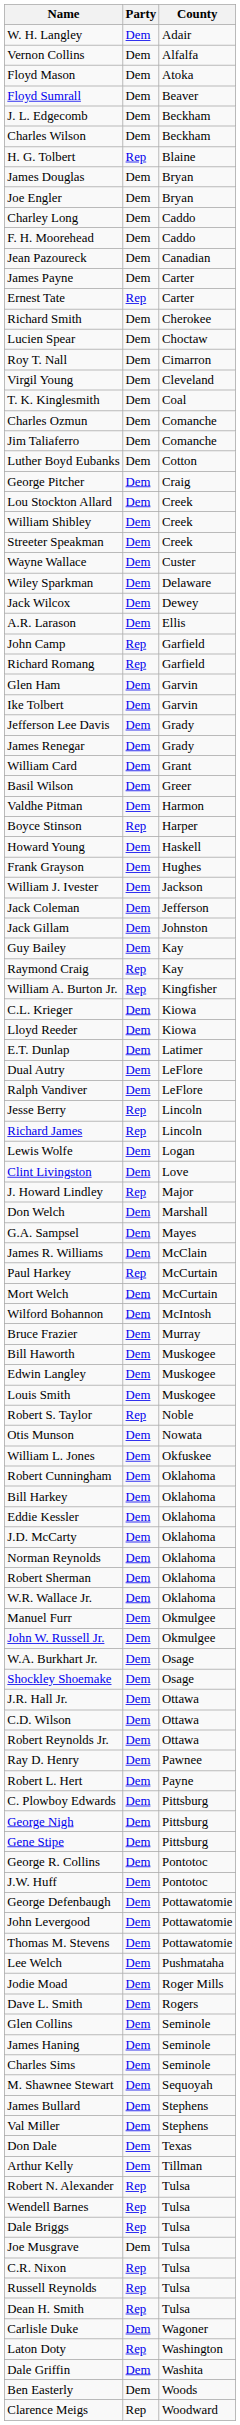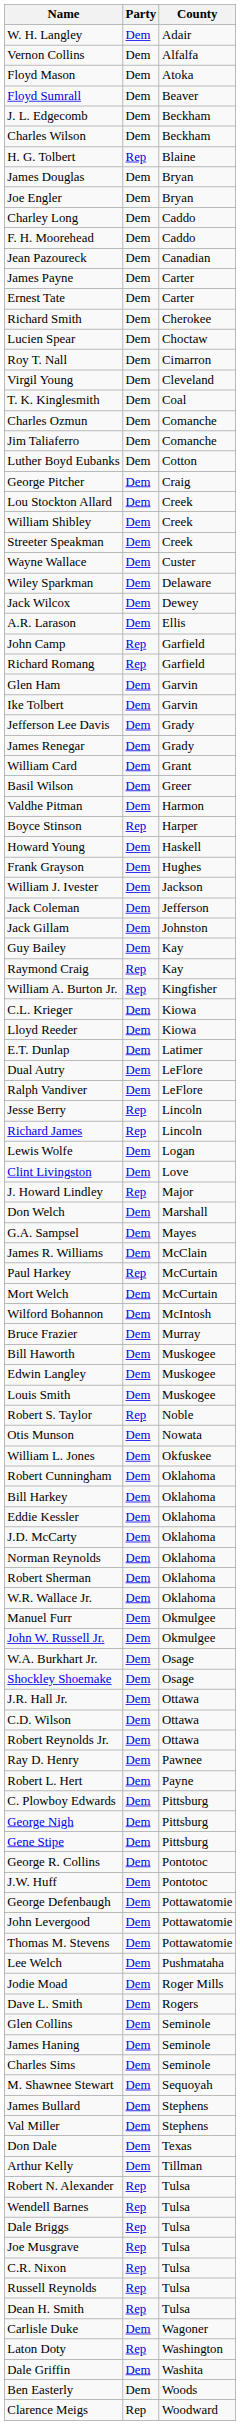(136, 298) Rep -> (138, 298) Dem
(138, 2247) Dem -> (136, 2247) Rep
